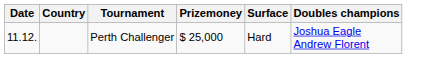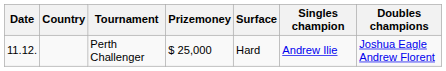+ column: (318, 19)
